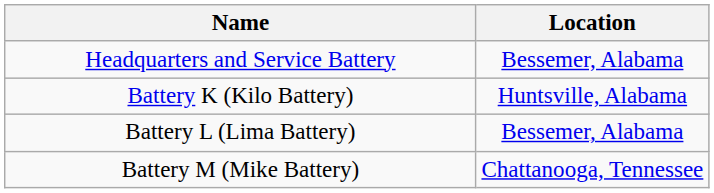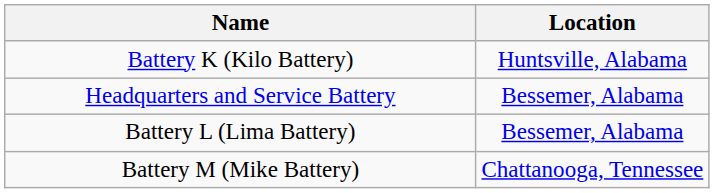rows swapped: (240, 59) <-> (240, 95)
